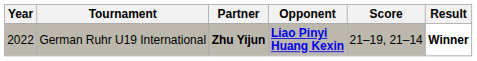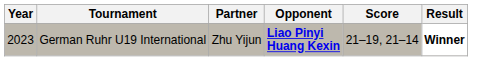(21, 40) 2022 -> (21, 40) 2023
(239, 40) bold -> (237, 40) normal
